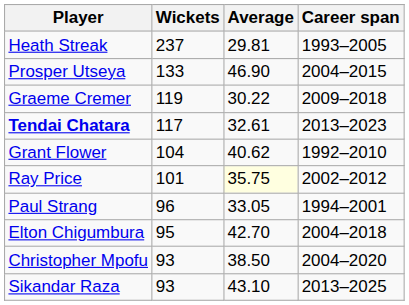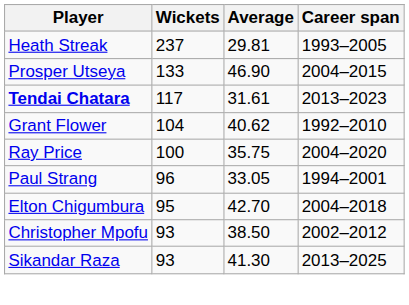- row: (70, 98)
(249, 125) 32.61 -> (249, 98) 31.61
(170, 179) 101 -> (170, 152) 100
(249, 179) lightyellow background -> (249, 152) no background
(344, 179) 2002–2012 -> (344, 152) 2004–2020
(344, 260) 2004–2020 -> (344, 233) 2002–2012
(249, 286) 43.10 -> (249, 260) 41.30
